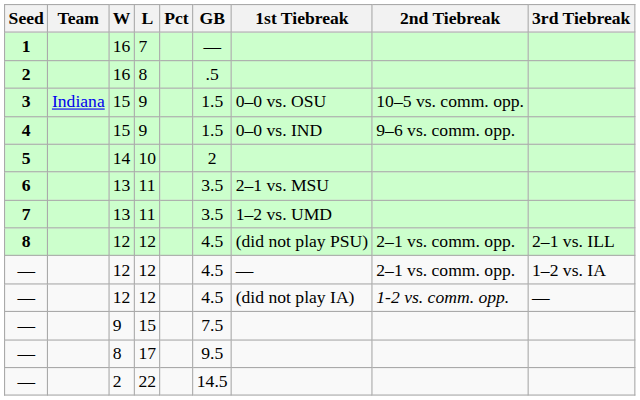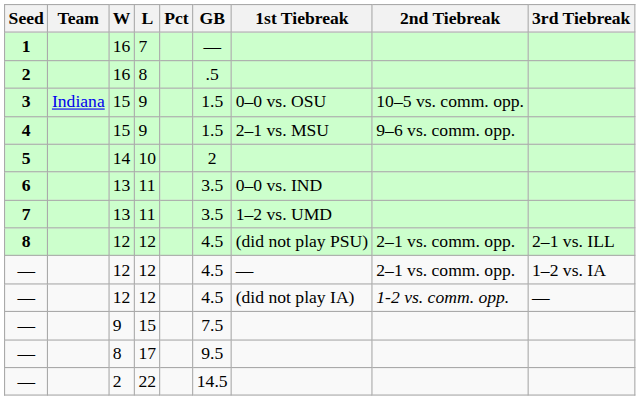(279, 130) 0–0 vs. IND -> (282, 130) 2–1 vs. MSU
(282, 185) 2–1 vs. MSU -> (279, 185) 0–0 vs. IND
